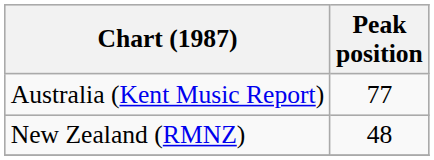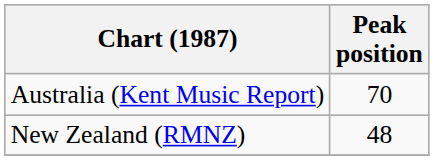(379, 94) 77 -> (379, 94) 70
